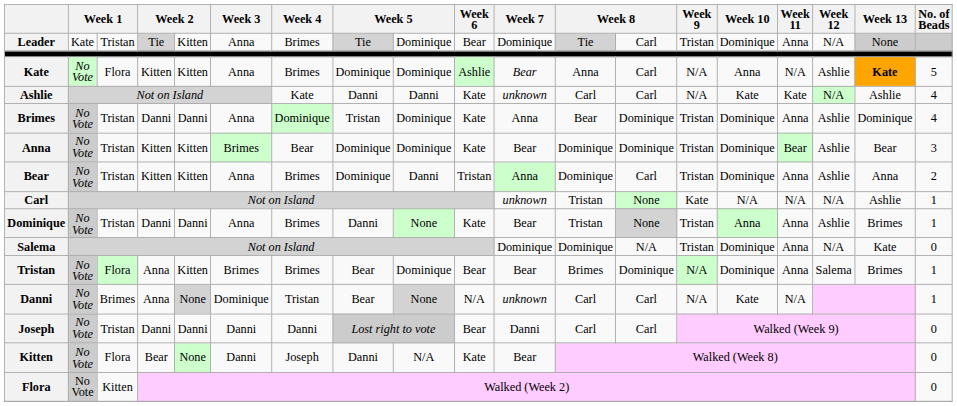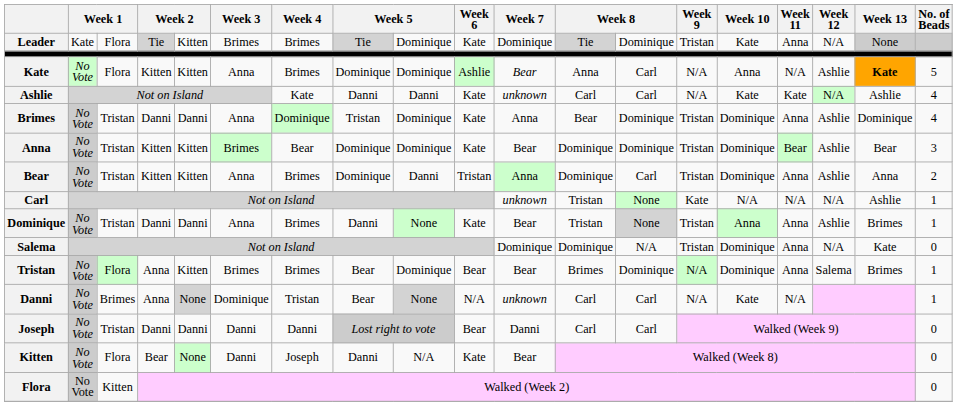(118, 42) Tristan -> (118, 42) Flora
(241, 42) Anna -> (241, 42) Brimes
(474, 42) Bear -> (474, 42) Kate
(646, 42) Carl -> (646, 42) Dominique
(747, 42) Dominique -> (747, 42) Kate
